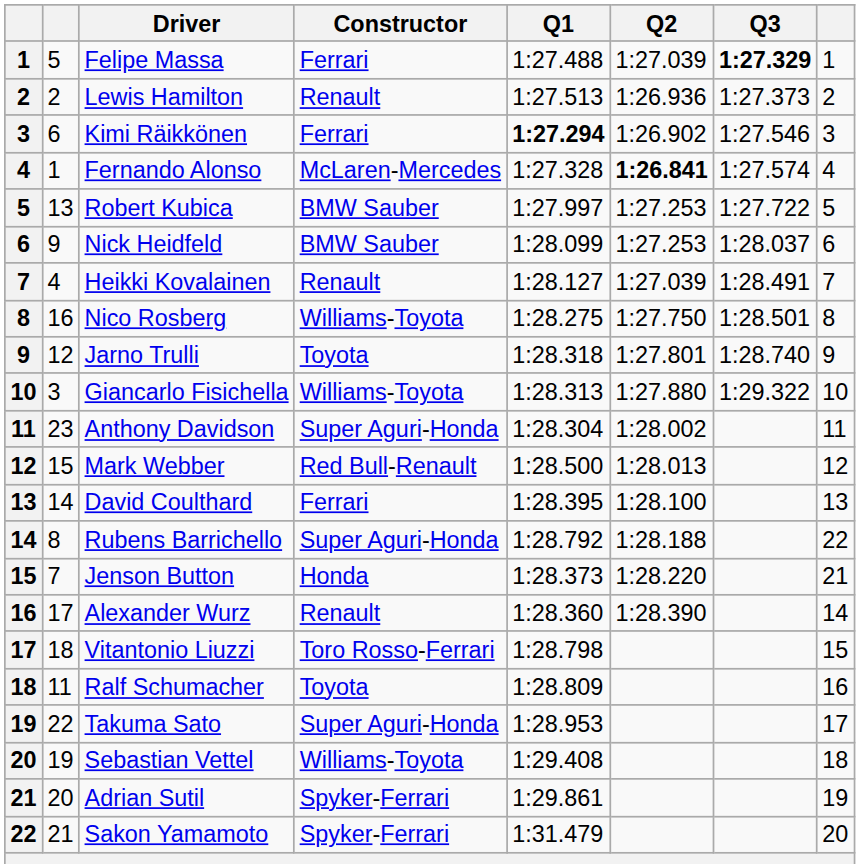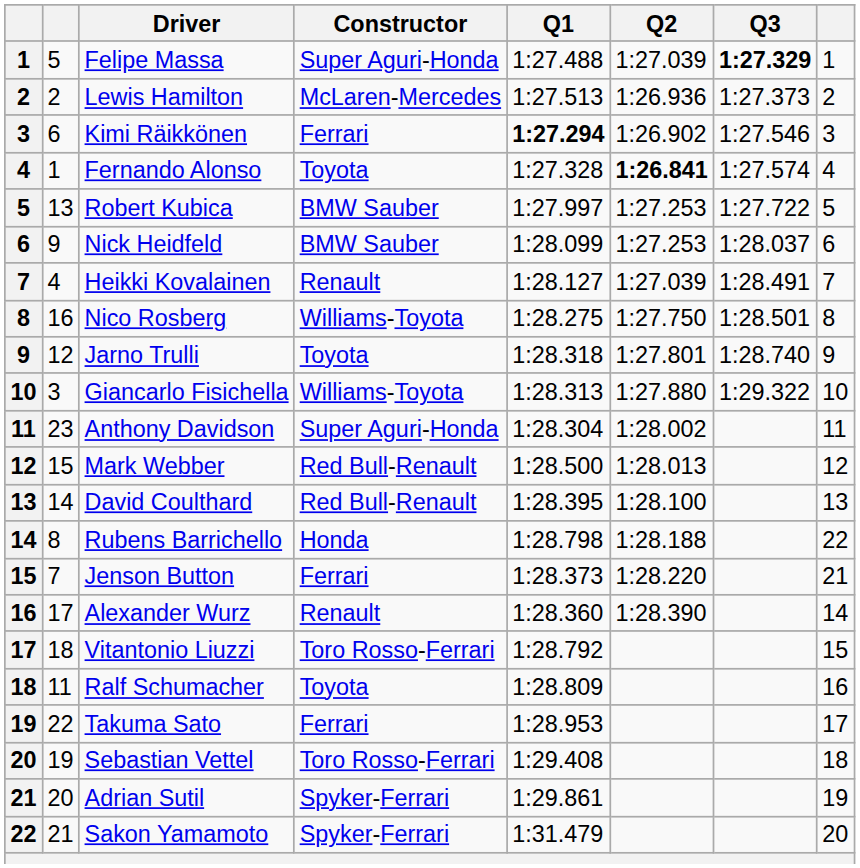(334, 60) Ferrari -> (399, 60) Super Aguri-Honda
(340, 97) Renault -> (400, 97) McLaren-Mercedes
(400, 170) McLaren-Mercedes -> (334, 170) Toyota
(334, 502) Ferrari -> (388, 502) Red Bull-Renault
(399, 539) Super Aguri-Honda -> (334, 539) Honda
(558, 539) 1:28.792 -> (558, 539) 1:28.798
(334, 576) Honda -> (334, 576) Ferrari
(558, 650) 1:28.798 -> (558, 650) 1:28.792
(399, 723) Super Aguri-Honda -> (334, 723) Ferrari
(382, 760) Williams-Toyota -> (397, 760) Toro Rosso-Ferrari
